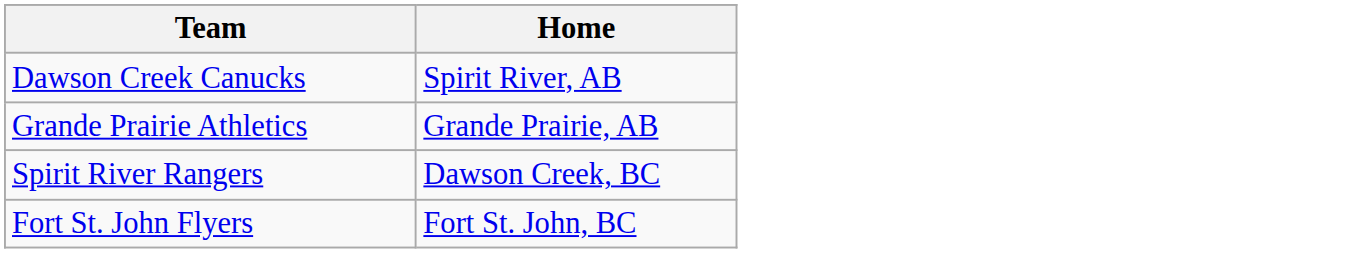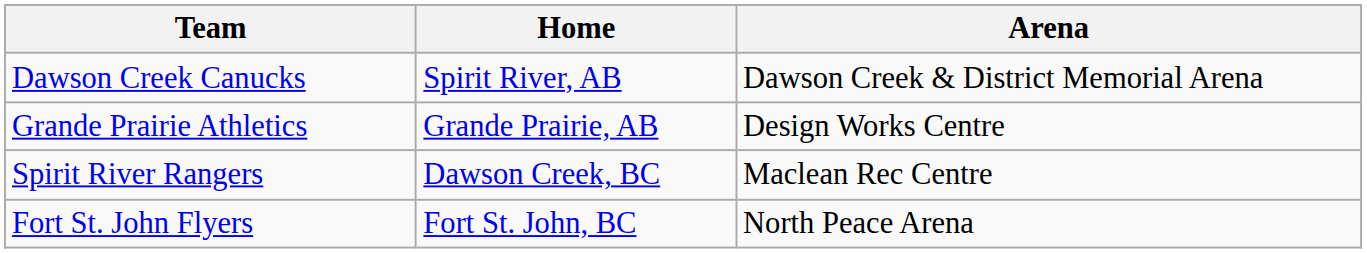+ column: (1049, 28)
